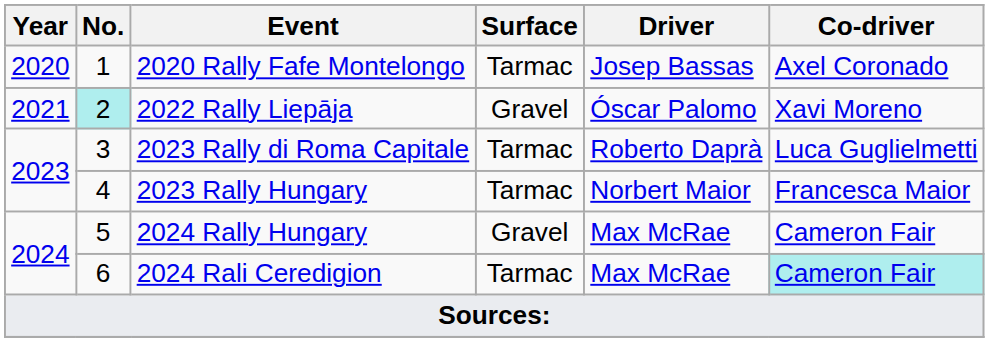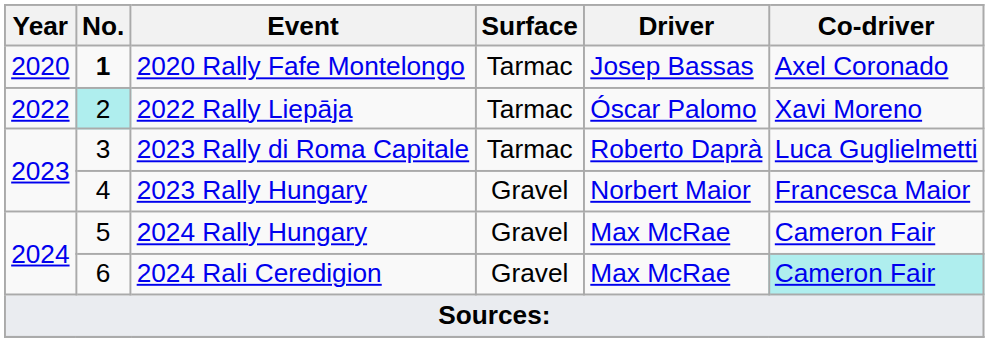(103, 67) normal -> (103, 67) bold
(40, 108) 2021 -> (40, 108) 2022
(530, 108) Gravel -> (530, 108) Tarmac
(530, 191) Tarmac -> (530, 191) Gravel
(530, 273) Tarmac -> (530, 273) Gravel
